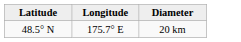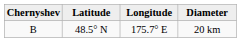+ column: (33, 12)
